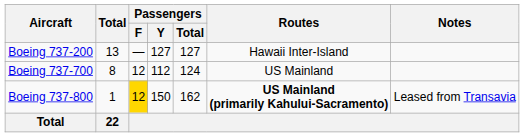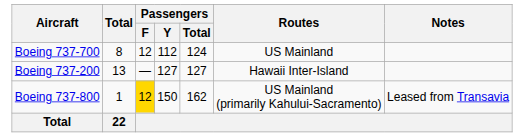rows swapped: (51, 52) <-> (51, 71)
(299, 96) bold -> (299, 96) normal
